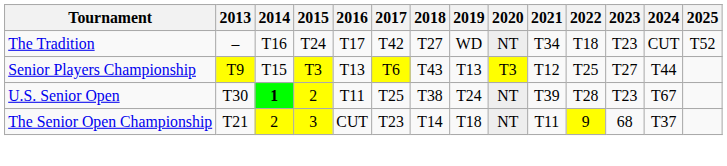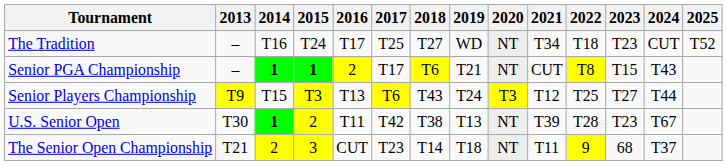(391, 43) T42 -> (391, 43) T25
+ row: (94, 69)
(469, 69) T13 -> (469, 95) T24
(391, 95) T25 -> (391, 121) T42
(469, 95) T24 -> (469, 121) T13
